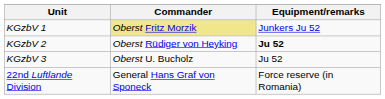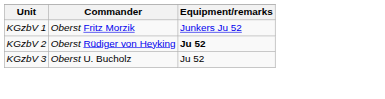(155, 28) khaki background -> (93, 28) no background
- row: (39, 80)
